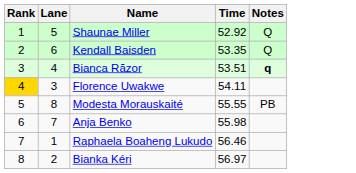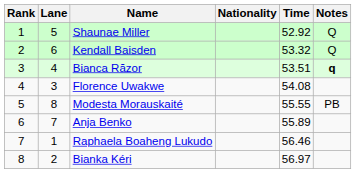+ column: (247, 13)
(232, 50) 53.35 -> (296, 50) 53.32
(21, 86) gold background -> (21, 86) no background
(232, 86) 54.11 -> (296, 86) 54.08
(232, 123) 55.98 -> (296, 123) 55.89
